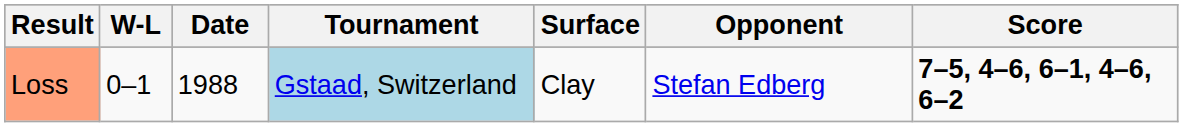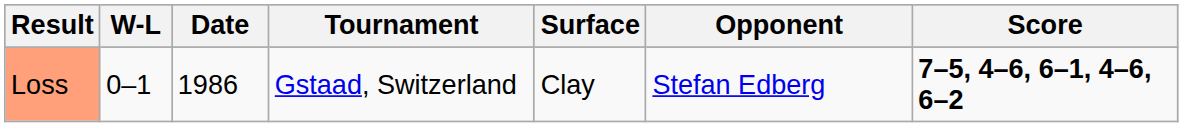(208, 84) 1988 -> (208, 84) 1986
(396, 84) lightblue background -> (396, 84) no background
